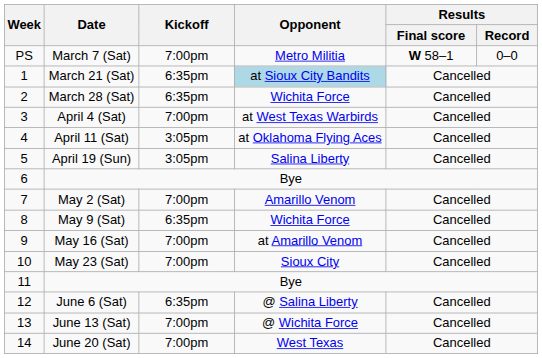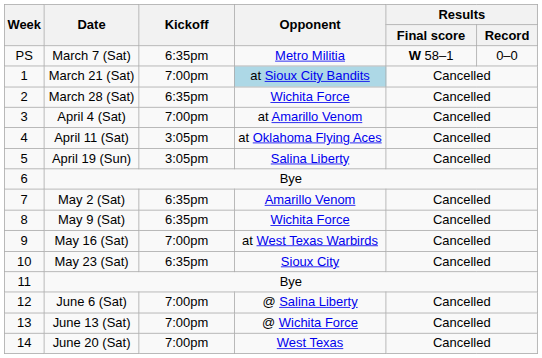(187, 55) 7:00pm -> (187, 55) 6:35pm
(187, 76) 6:35pm -> (187, 76) 7:00pm
(310, 117) at West Texas Warbirds -> (310, 117) at Amarillo Venom
(187, 199) 7:00pm -> (187, 199) 6:35pm
(310, 240) at Amarillo Venom -> (310, 240) at West Texas Warbirds
(187, 261) 7:00pm -> (187, 261) 6:35pm
(187, 302) 6:35pm -> (187, 302) 7:00pm
